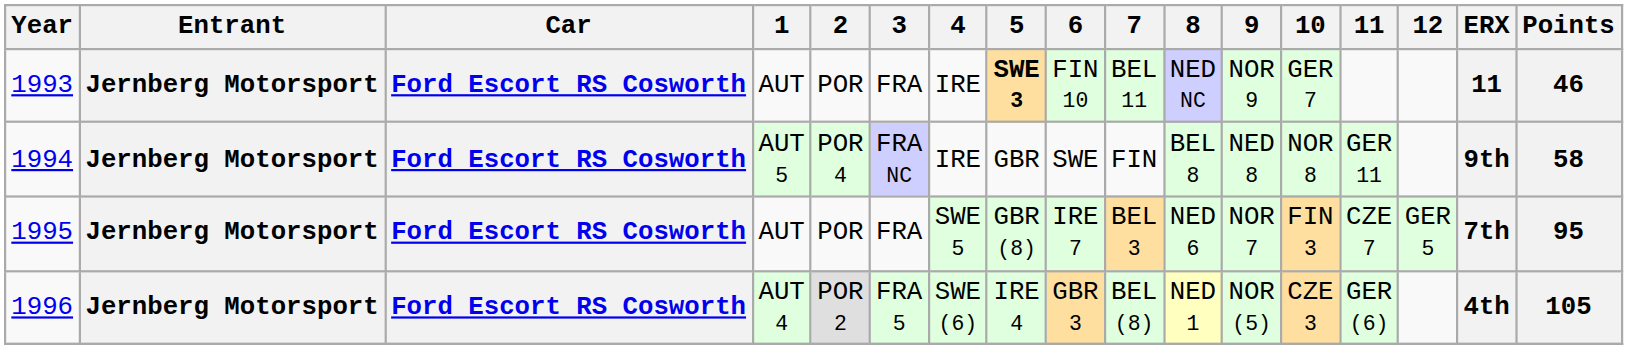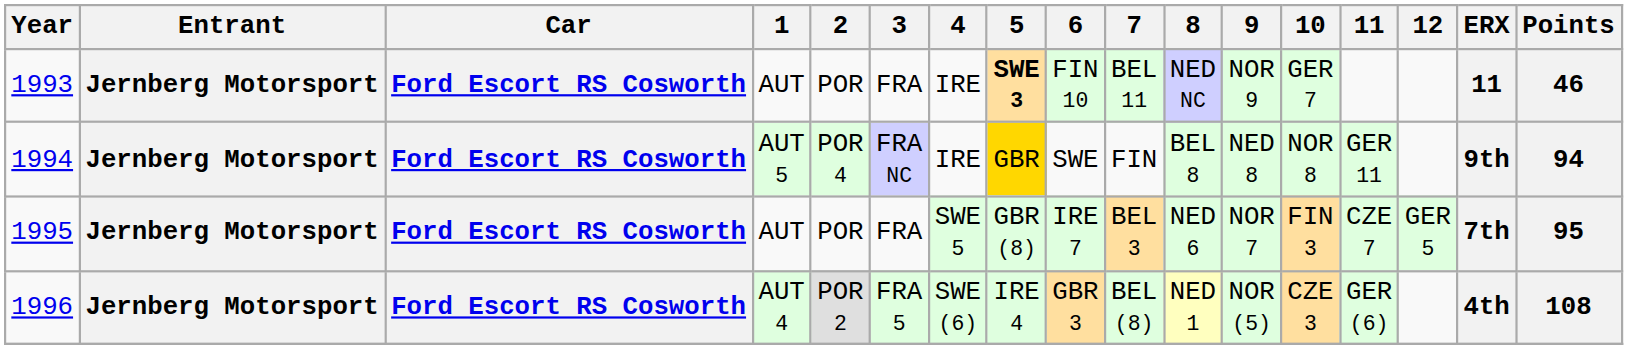(1017, 159) no background -> (1017, 159) gold background
(1569, 159) 58 -> (1569, 159) 94
(1568, 307) 105 -> (1568, 307) 108
